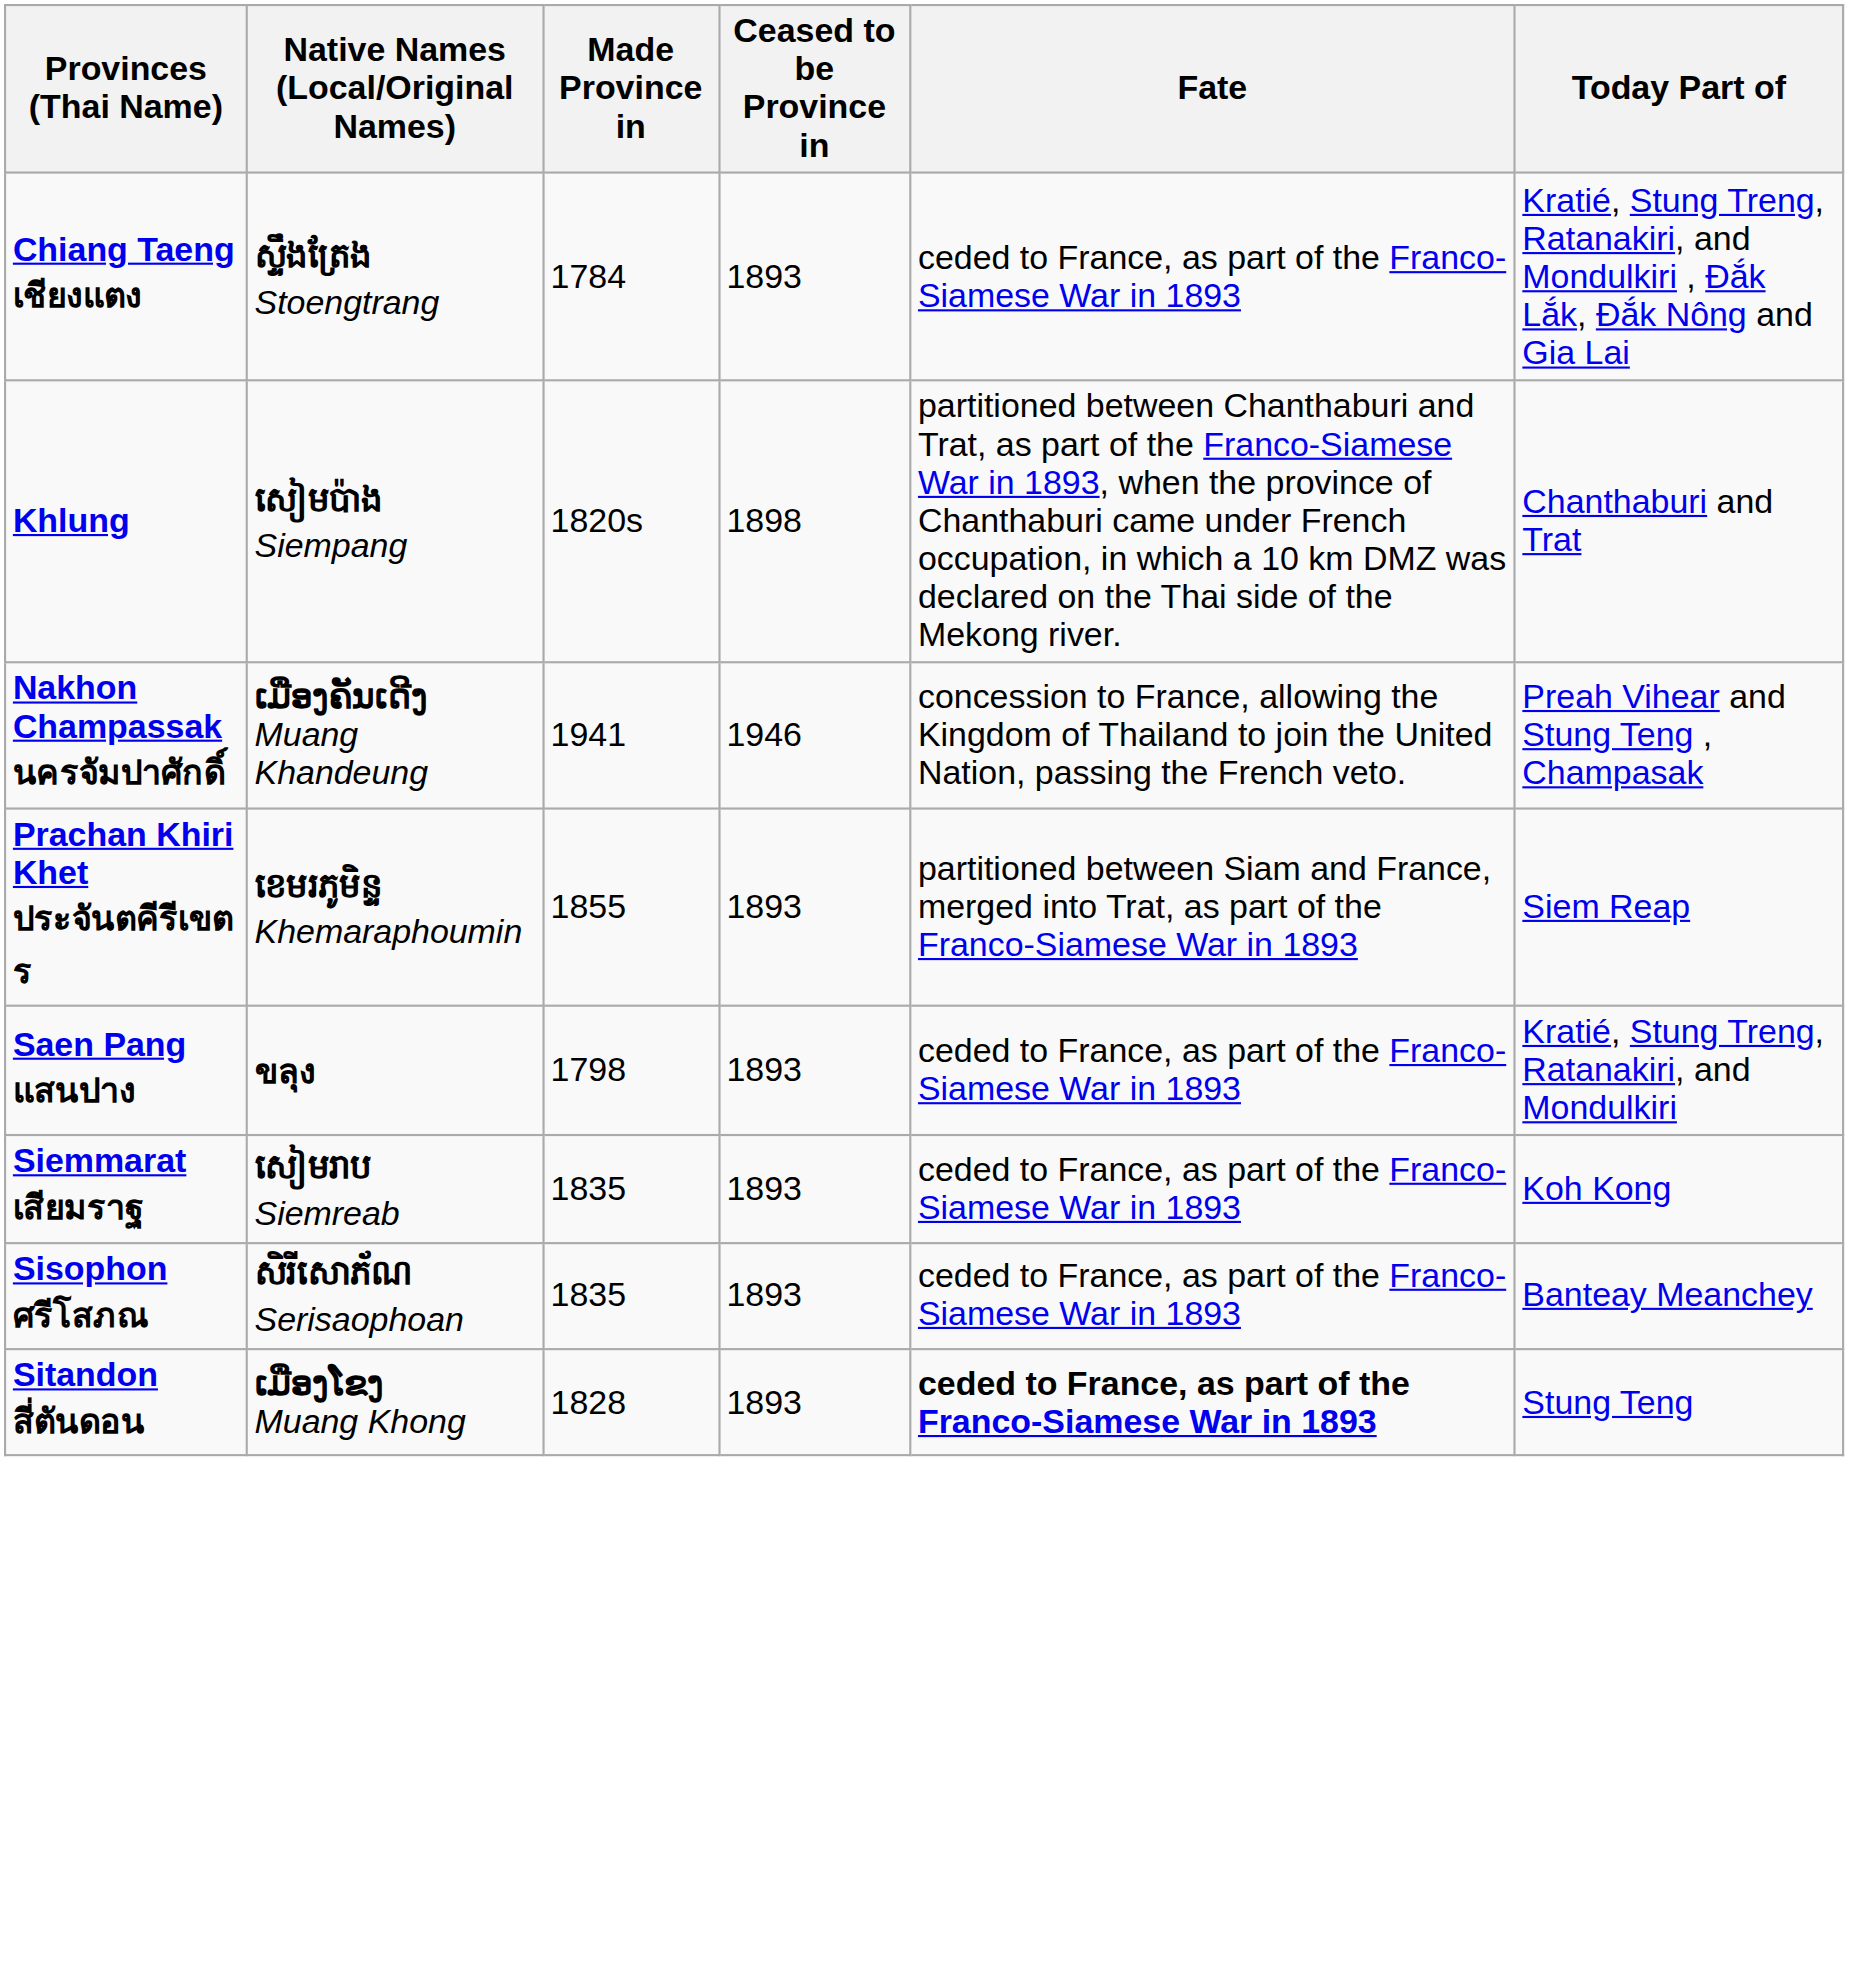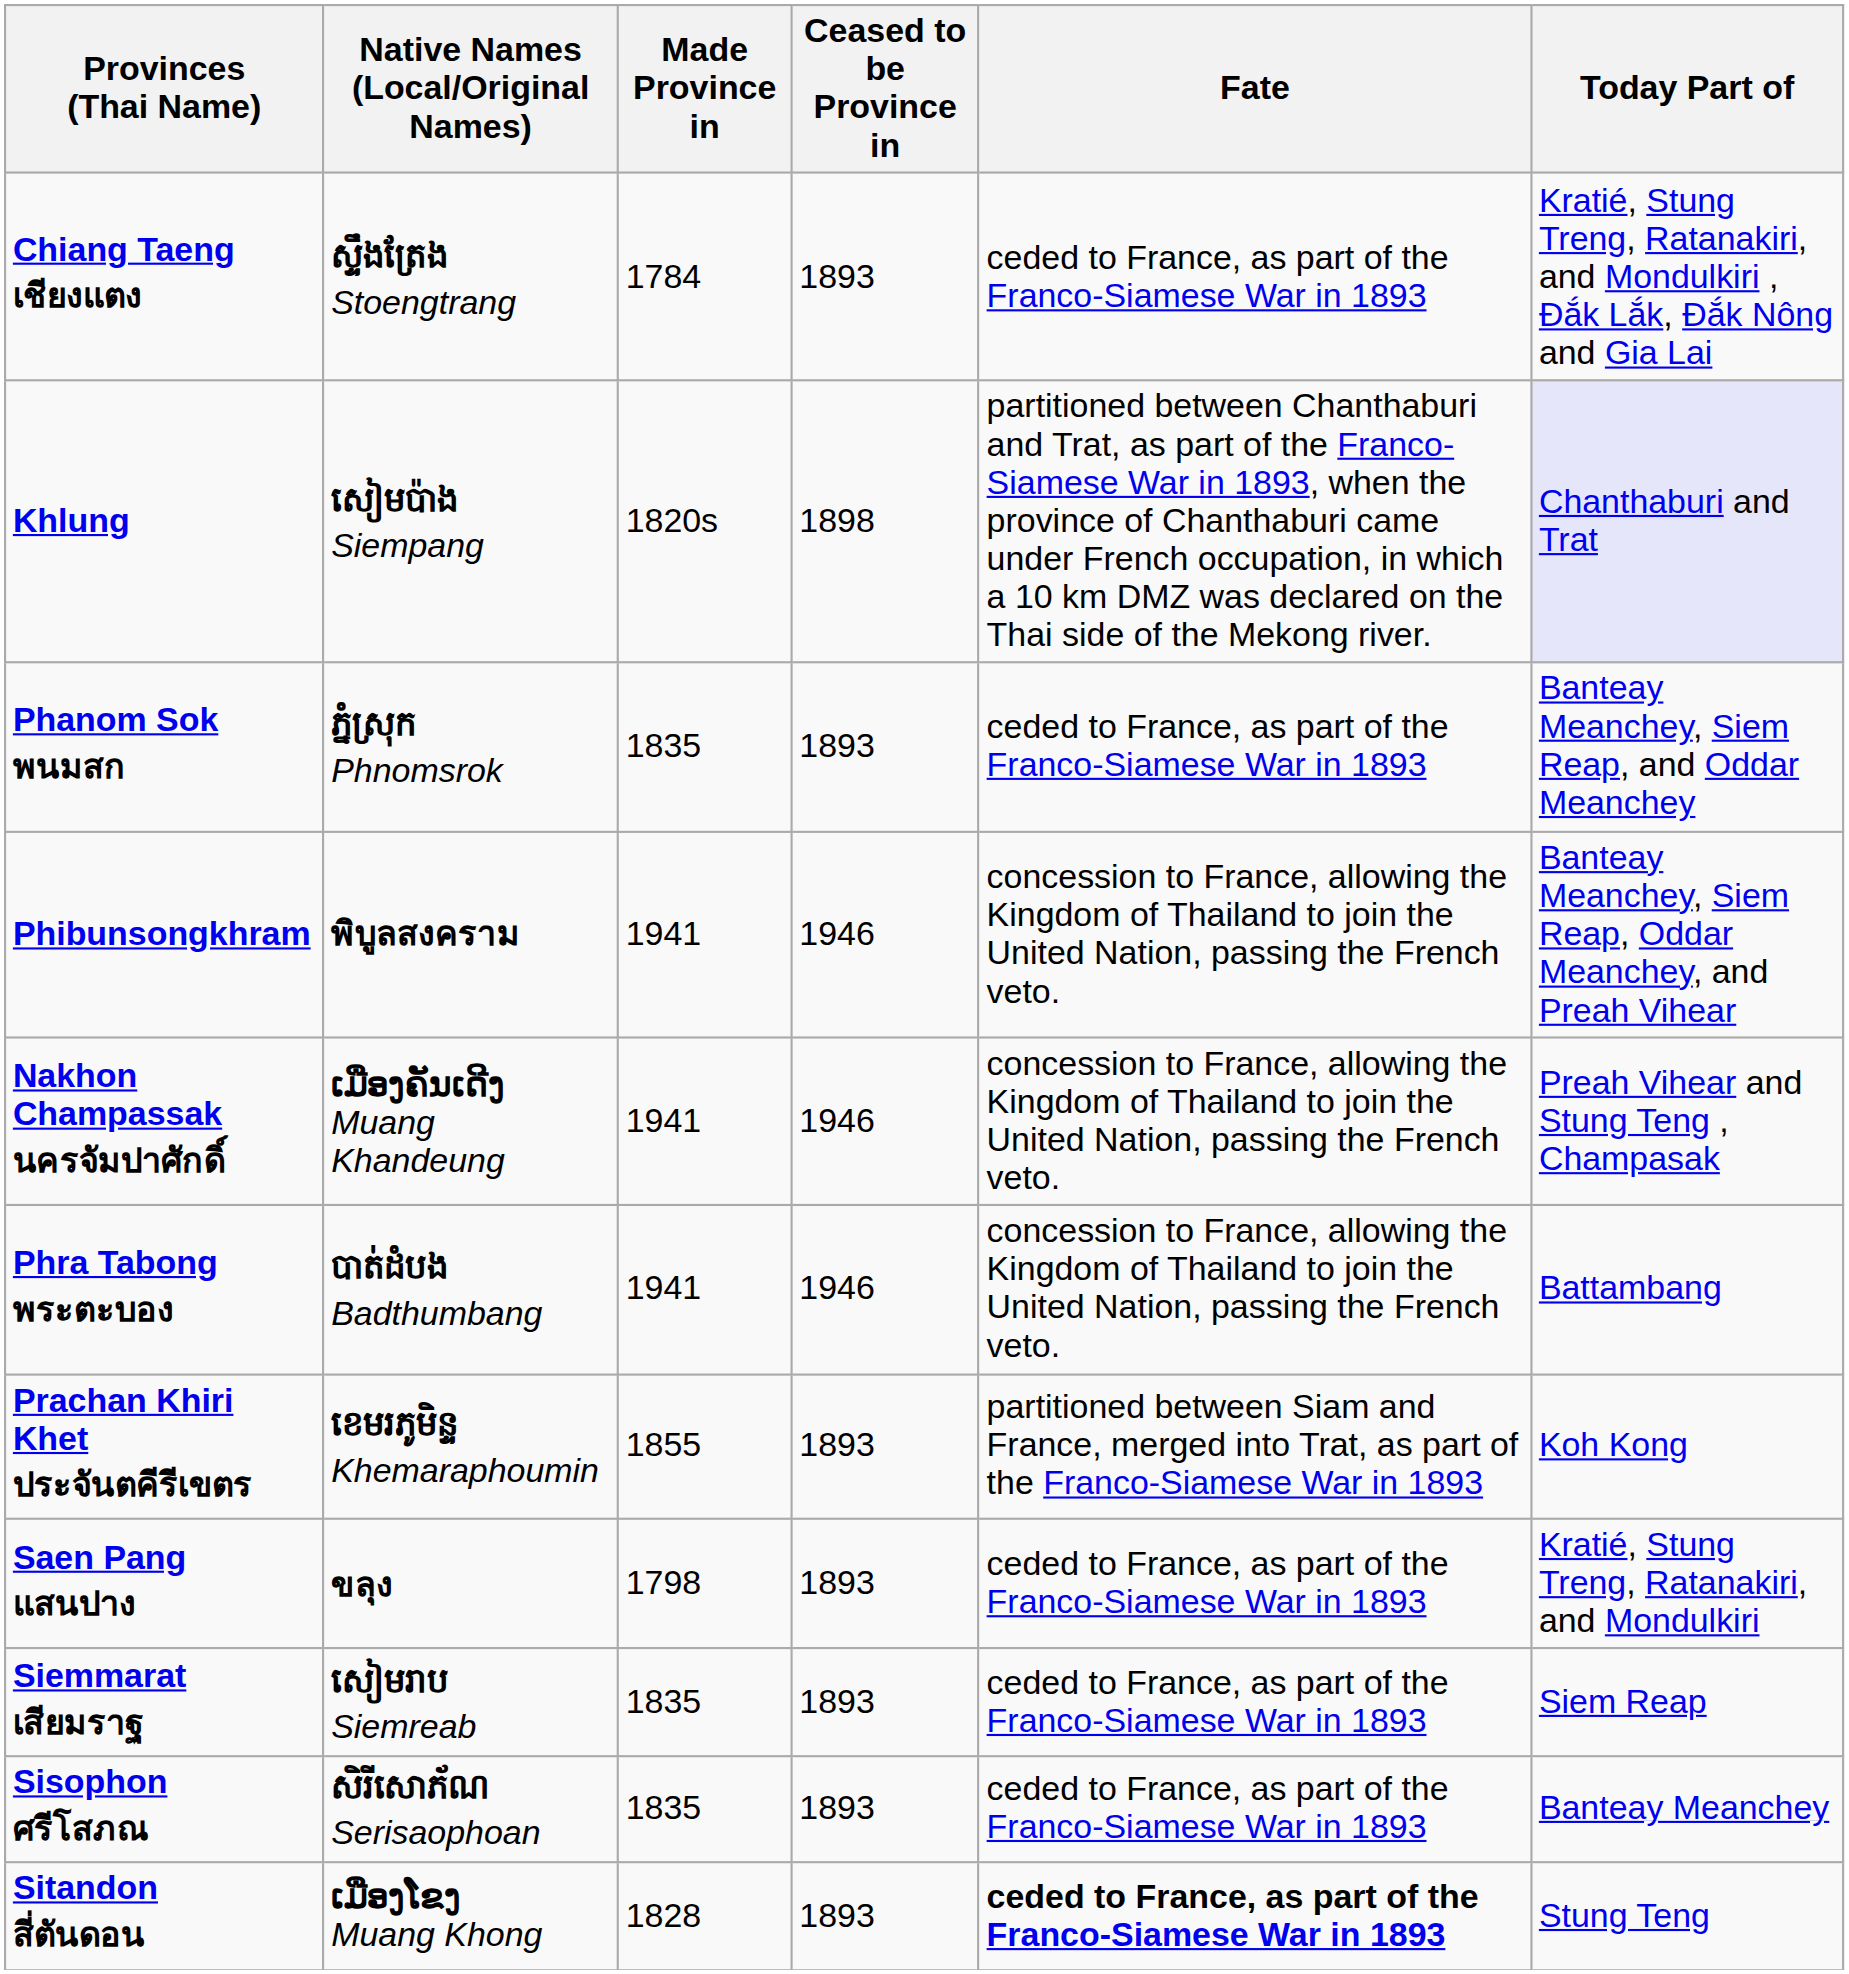(1648, 520) no background -> (1664, 520) lavender background
+ row: (116, 742)
+ row: (162, 933)
+ row: (115, 1285)
(1606, 905) Siem Reap -> (1613, 1445) Koh Kong
(1597, 1188) Koh Kong -> (1623, 1701) Siem Reap
